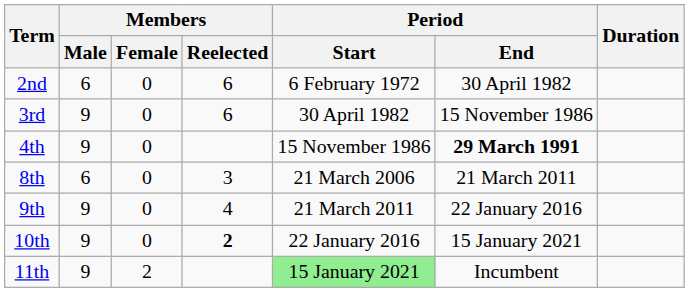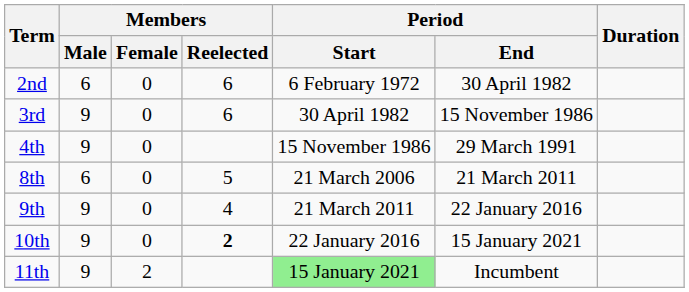(516, 146) bold -> (516, 146) normal
(228, 177) 3 -> (228, 177) 5
